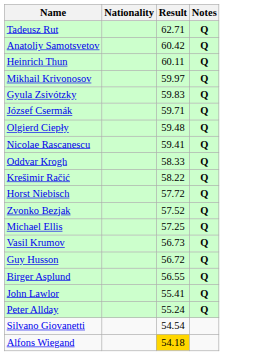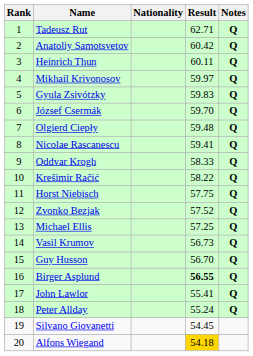+ column: (19, 12)
(173, 111) 59.71 -> (202, 111) 59.70
(173, 194) 57.72 -> (202, 194) 57.75
(173, 260) 56.72 -> (202, 260) 56.70
(173, 276) normal -> (202, 276) bold
(173, 326) 54.54 -> (202, 326) 54.45
